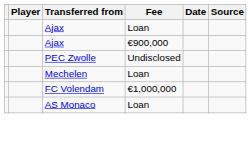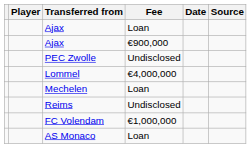+ row: (62, 74)
+ row: (59, 105)
